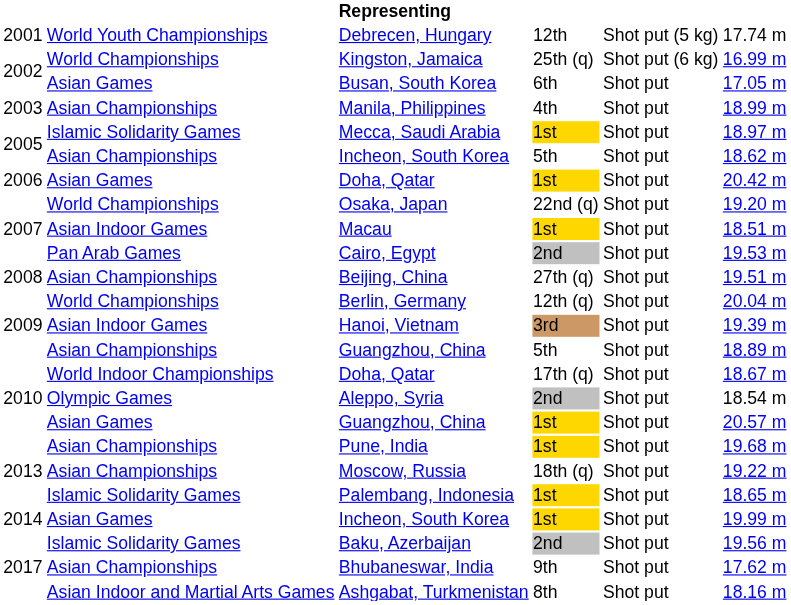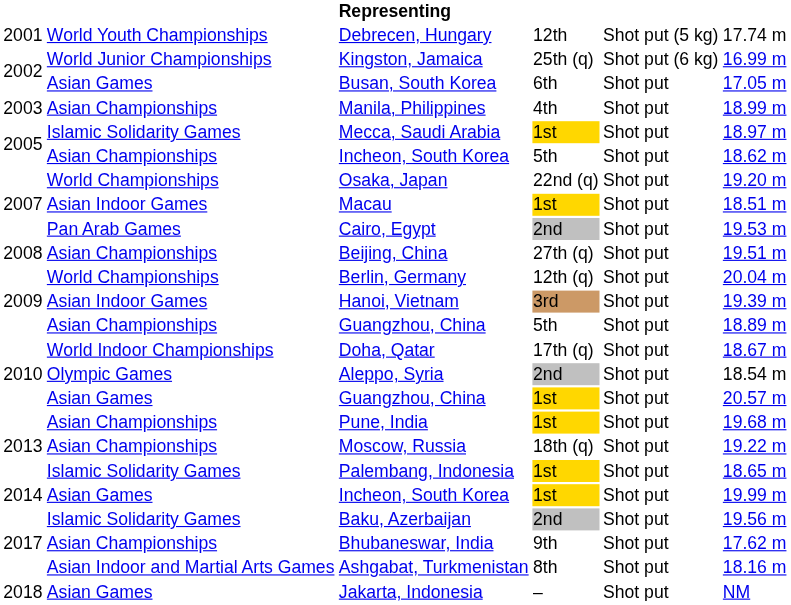(133, 59) World Championships -> (159, 59) World Junior Championships
- row: (387, 180)
+ row: (411, 591)
